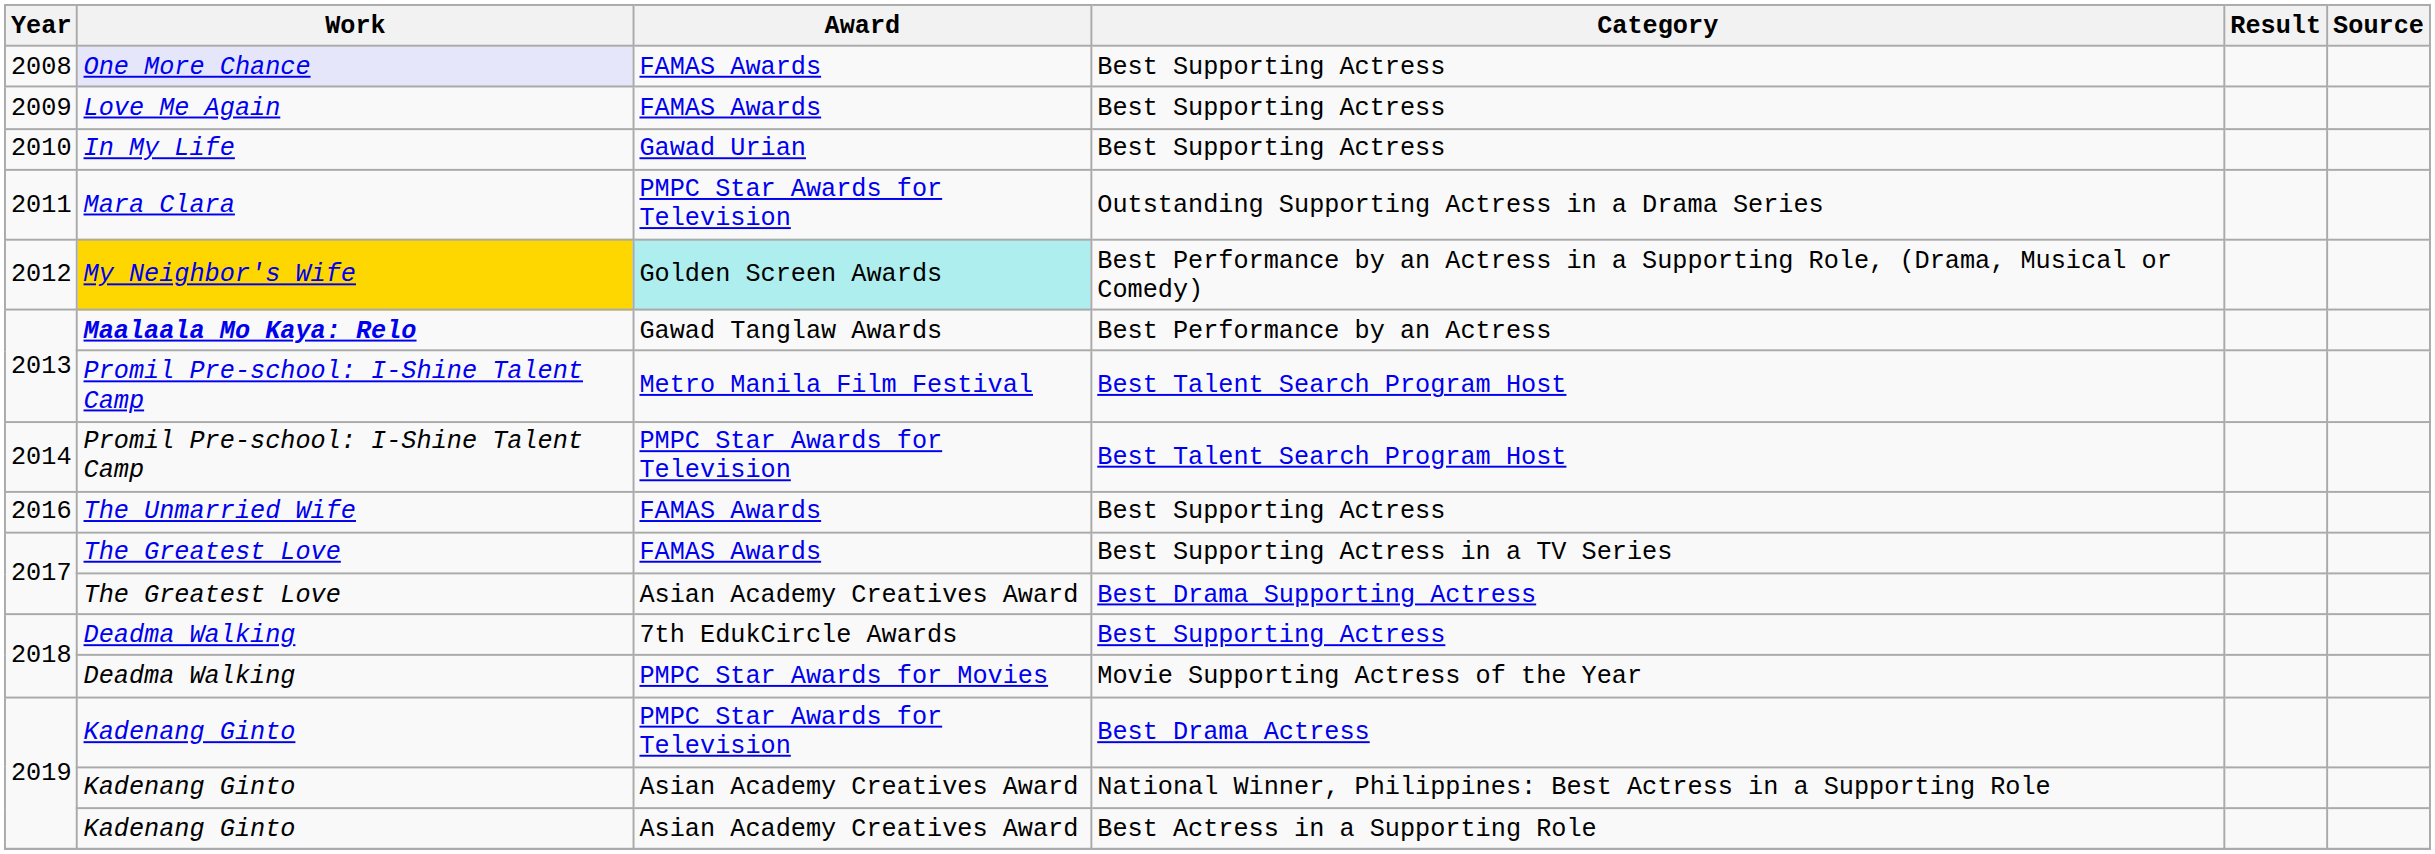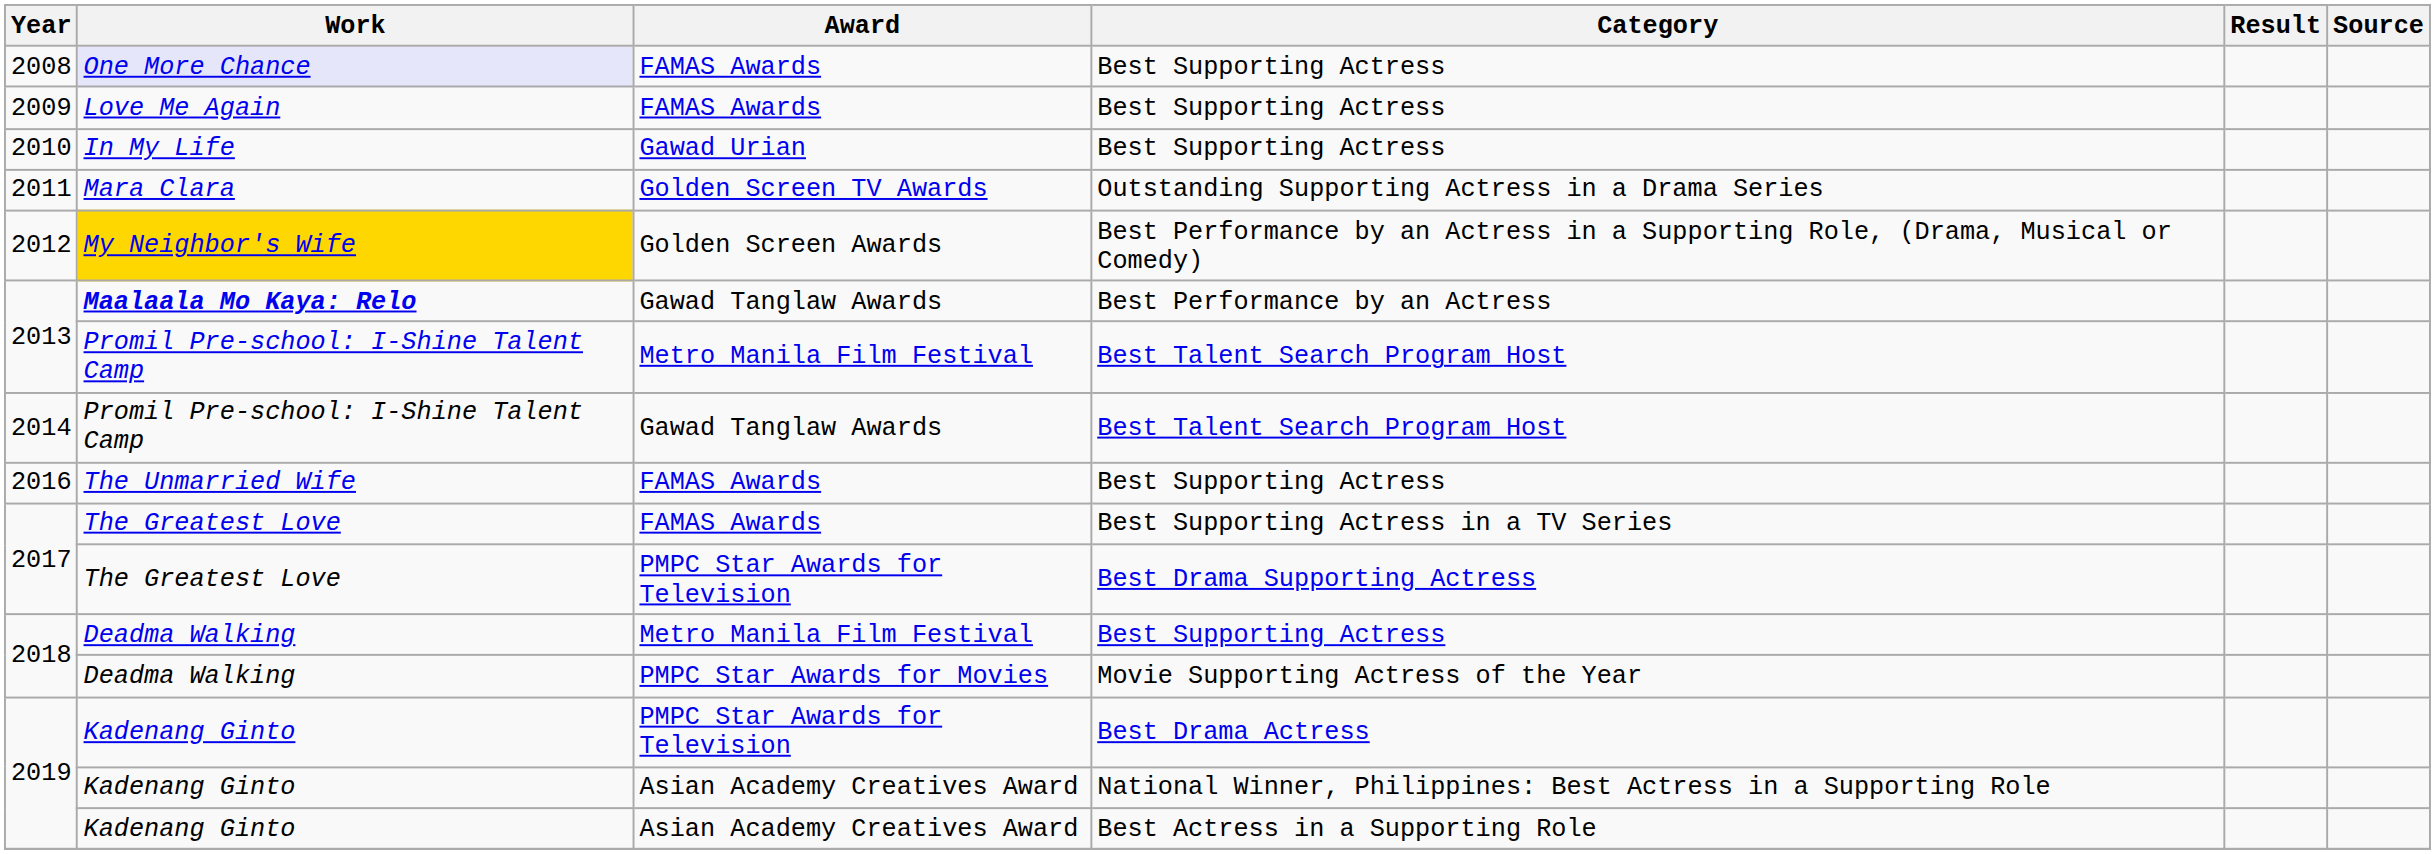(791, 204) PMPC Star Awards for Television -> (814, 190) Golden Screen TV Awards
(791, 275) paleturquoise background -> (791, 246) no background
(791, 456) PMPC Star Awards for Television -> (791, 427) Gawad Tanglaw Awards
(859, 594) Asian Academy Creatives Award -> (791, 580) PMPC Star Awards for Television
(798, 635) 7th EdukCircle Awards -> (836, 635) Metro Manila Film Festival
